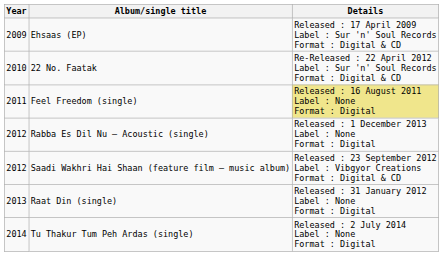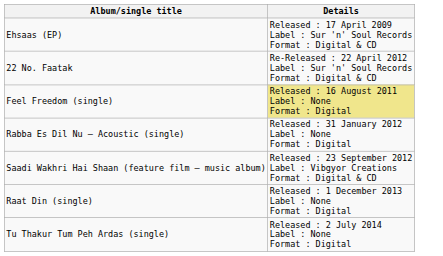- column: (17, 11)
(360, 135) Released : 1 December 2013 Label : None Format : Digital -> (336, 135) Released : 31 January 2012 Label : None Format : Digital
(360, 201) Released : 31 January 2012 Label : None Format : Digital -> (336, 201) Released : 1 December 2013 Label : None Format : Digital
